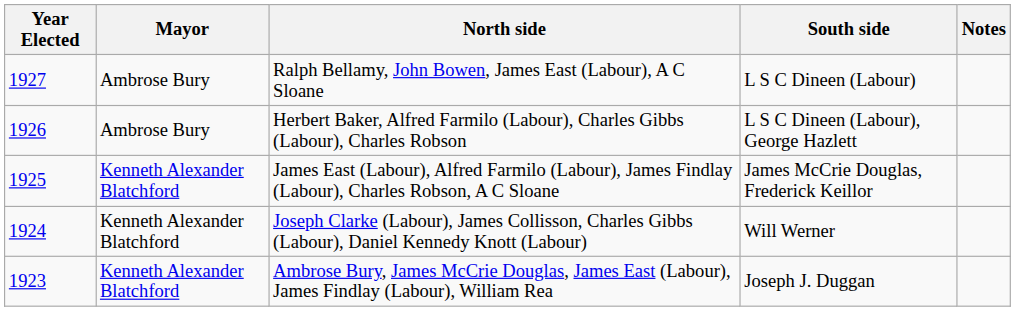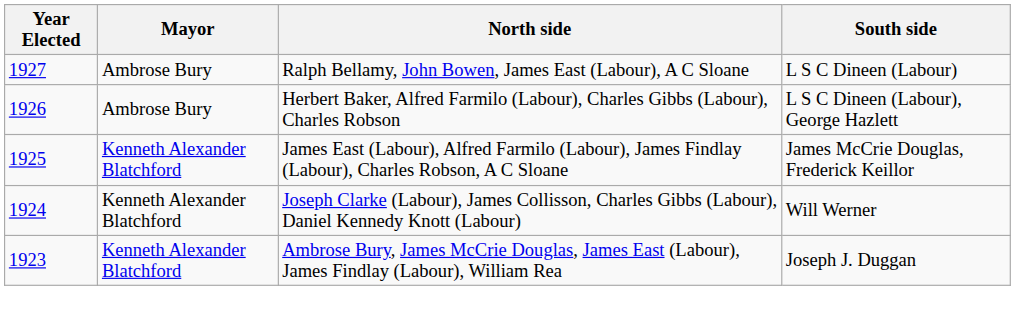- column: (984, 29)
